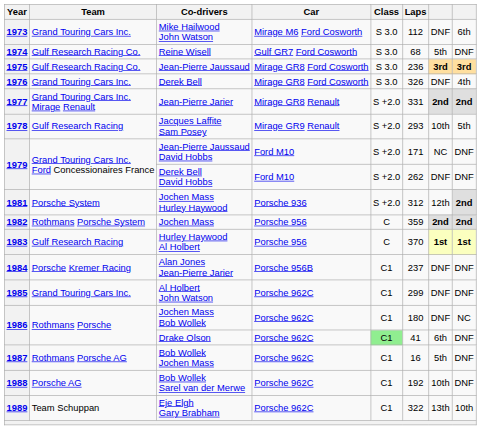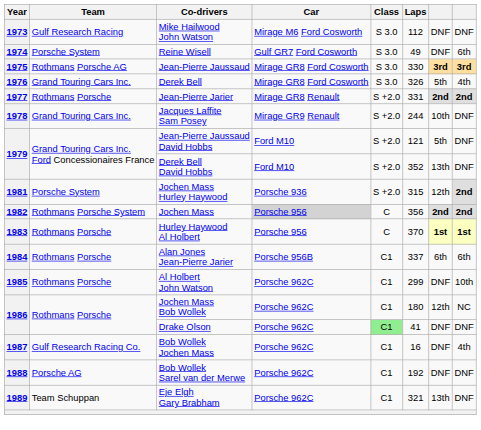(81, 32) Grand Touring Cars Inc. -> (77, 32) Gulf Research Racing
(464, 32) 6th -> (464, 32) DNF
(86, 52) Gulf Research Racing Co. -> (66, 52) Porsche System
(416, 52) 68 -> (416, 52) 49
(440, 52) 5th -> (440, 52) DNF
(464, 52) DNF -> (464, 52) 6th
(86, 67) Gulf Research Racing Co. -> (79, 67) Rothmans Porsche AG
(416, 67) 236 -> (416, 67) 330
(440, 82) DNF -> (440, 82) 5th
(81, 102) Grand Touring Cars Inc. Mirage Renault -> (71, 96) Rothmans Porsche
(77, 127) Gulf Research Racing -> (81, 116) Grand Touring Cars Inc.
(416, 127) 293 -> (416, 116) 244
(464, 127) 5th -> (464, 116) DNF
(416, 152) 171 -> (416, 142) 121
(440, 152) NC -> (440, 142) 5th
(416, 177) 262 -> (416, 167) 352
(440, 177) DNF -> (440, 167) 13th
(416, 202) 312 -> (416, 192) 315
(280, 222) no background -> (280, 212) lightgrey background
(416, 222) 359 -> (416, 212) 356
(77, 242) Gulf Research Racing -> (71, 232) Rothmans Porsche
(81, 268) Porsche Kremer Racing -> (71, 257) Rothmans Porsche
(416, 268) 237 -> (416, 257) 337
(440, 268) DNF -> (440, 257) 6th
(464, 268) DNF -> (464, 257) 6th
(81, 293) Grand Touring Cars Inc. -> (71, 282) Rothmans Porsche
(464, 293) DNF -> (464, 282) 10th
(440, 318) DNF -> (440, 308) 12th
(440, 338) 6th -> (440, 328) DNF
(79, 358) Rothmans Porsche AG -> (86, 348) Gulf Research Racing Co.
(440, 358) 5th -> (440, 348) DNF
(464, 358) DNF -> (464, 348) 4th
(440, 383) 10th -> (440, 373) DNF
(416, 408) 322 -> (416, 398) 321
(464, 408) 10th -> (464, 398) DNF
